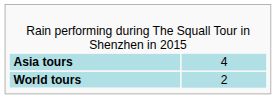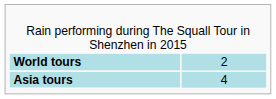rows swapped: (43, 62) <-> (47, 80)
